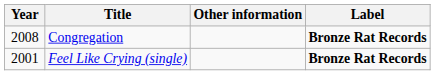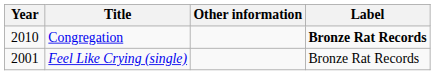(25, 37) 2008 -> (25, 37) 2010
(368, 59) bold -> (364, 59) normal
